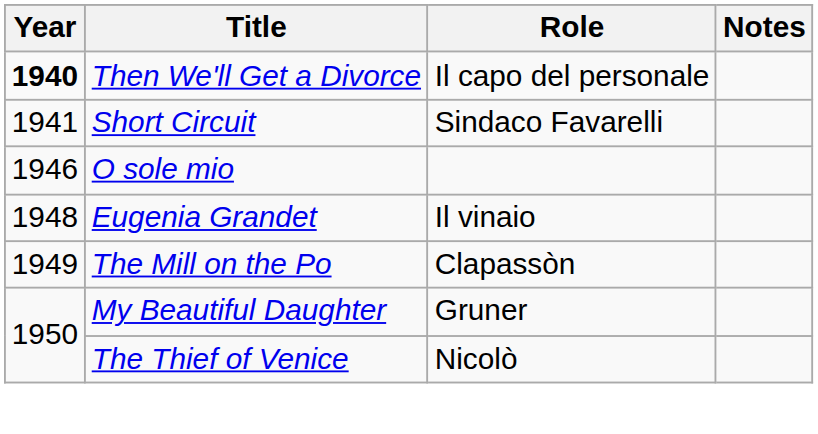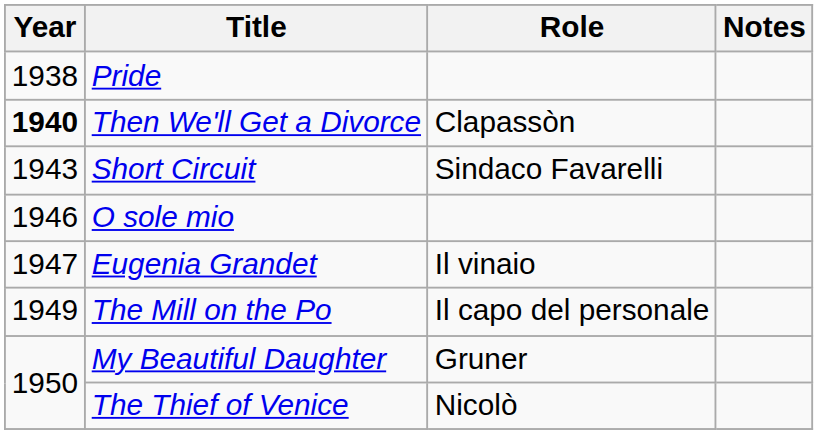+ row: (126, 75)
(572, 75) Il capo del personale -> (505, 122) Clapassòn
(45, 122) 1941 -> (45, 169) 1943
(45, 216) 1948 -> (45, 264) 1947
(505, 264) Clapassòn -> (572, 311) Il capo del personale
